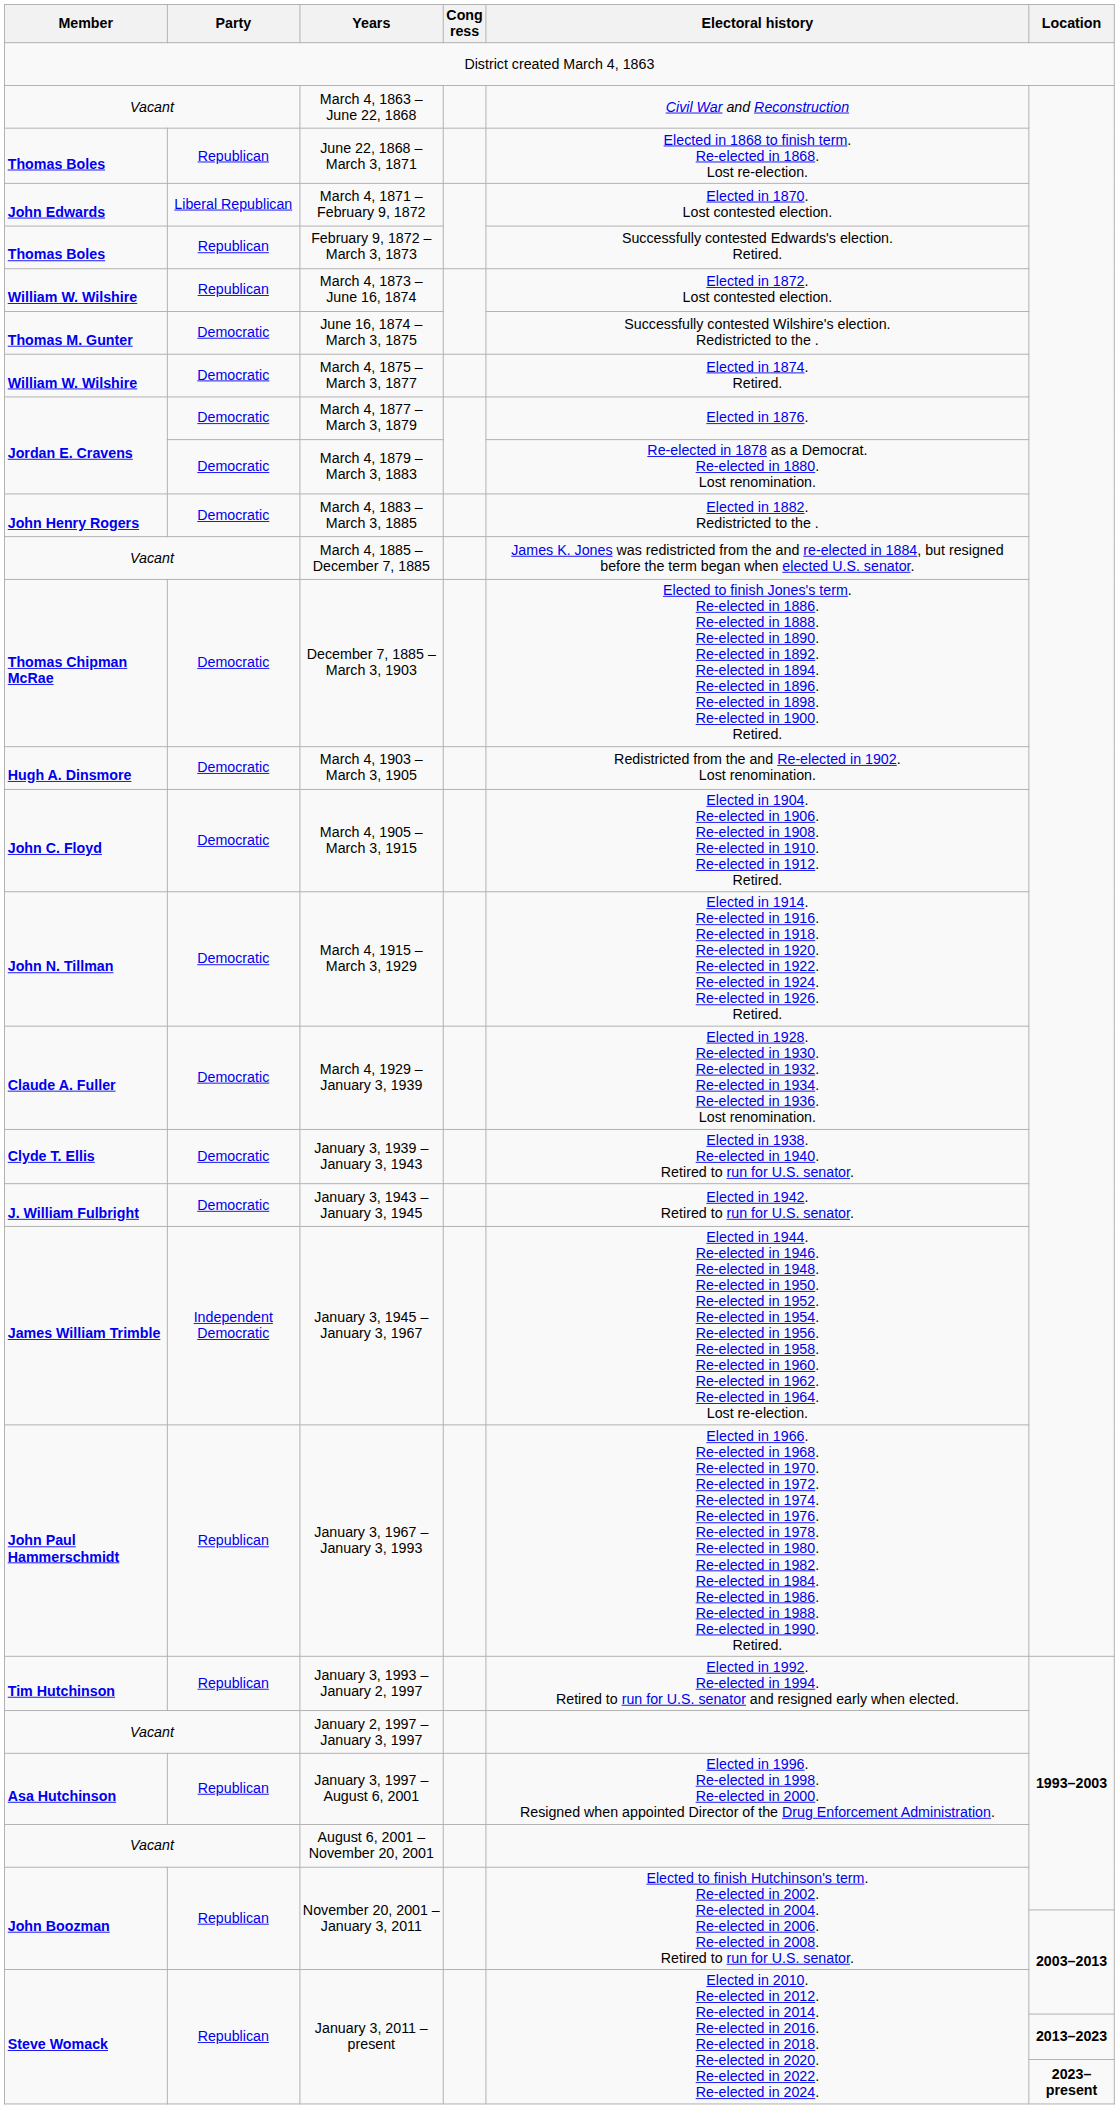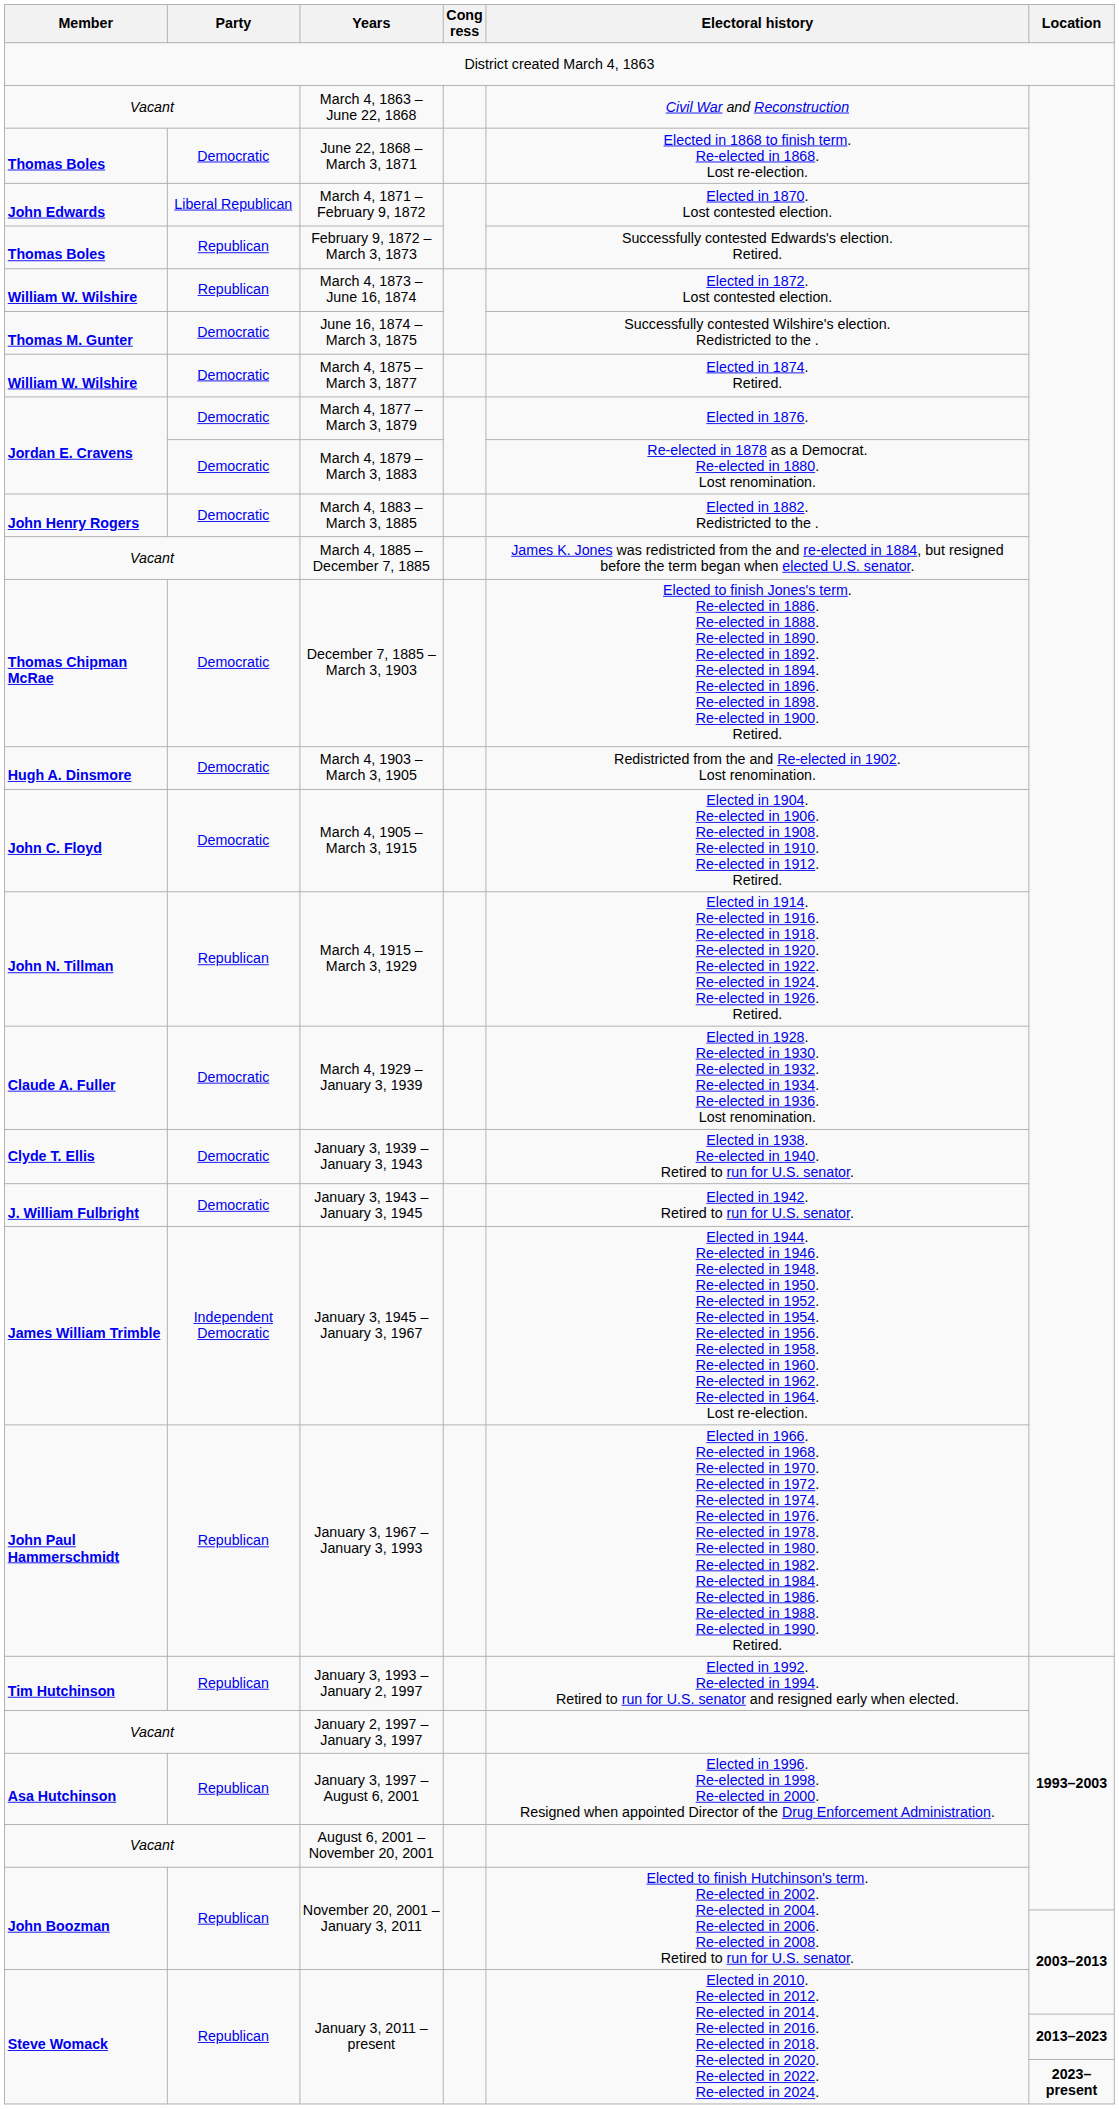(233, 155) Republican -> (233, 155) Democratic
(233, 959) Democratic -> (233, 959) Republican
